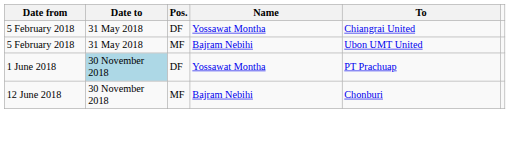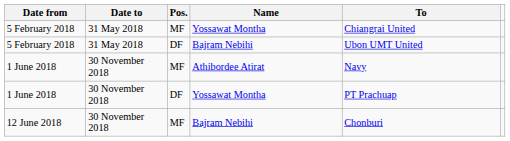(176, 28) DF -> (177, 28) MF
(177, 45) MF -> (176, 45) DF
+ row: (31, 67)
(116, 67) lightblue background -> (116, 94) no background
